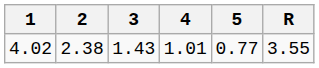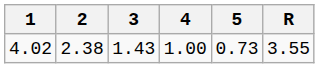(185, 49) 1.01 -> (185, 49) 1.00
(237, 49) 0.77 -> (237, 49) 0.73
